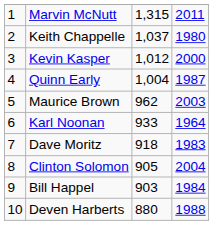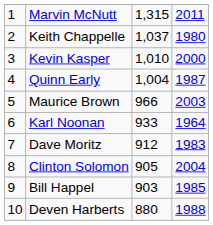(152, 58) 1,012 -> (152, 58) 1,010
(146, 101) 962 -> (146, 101) 966
(146, 144) 918 -> (146, 144) 912
(190, 187) 1984 -> (190, 187) 1985
